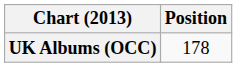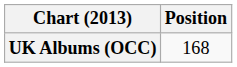(196, 47) 178 -> (196, 47) 168
